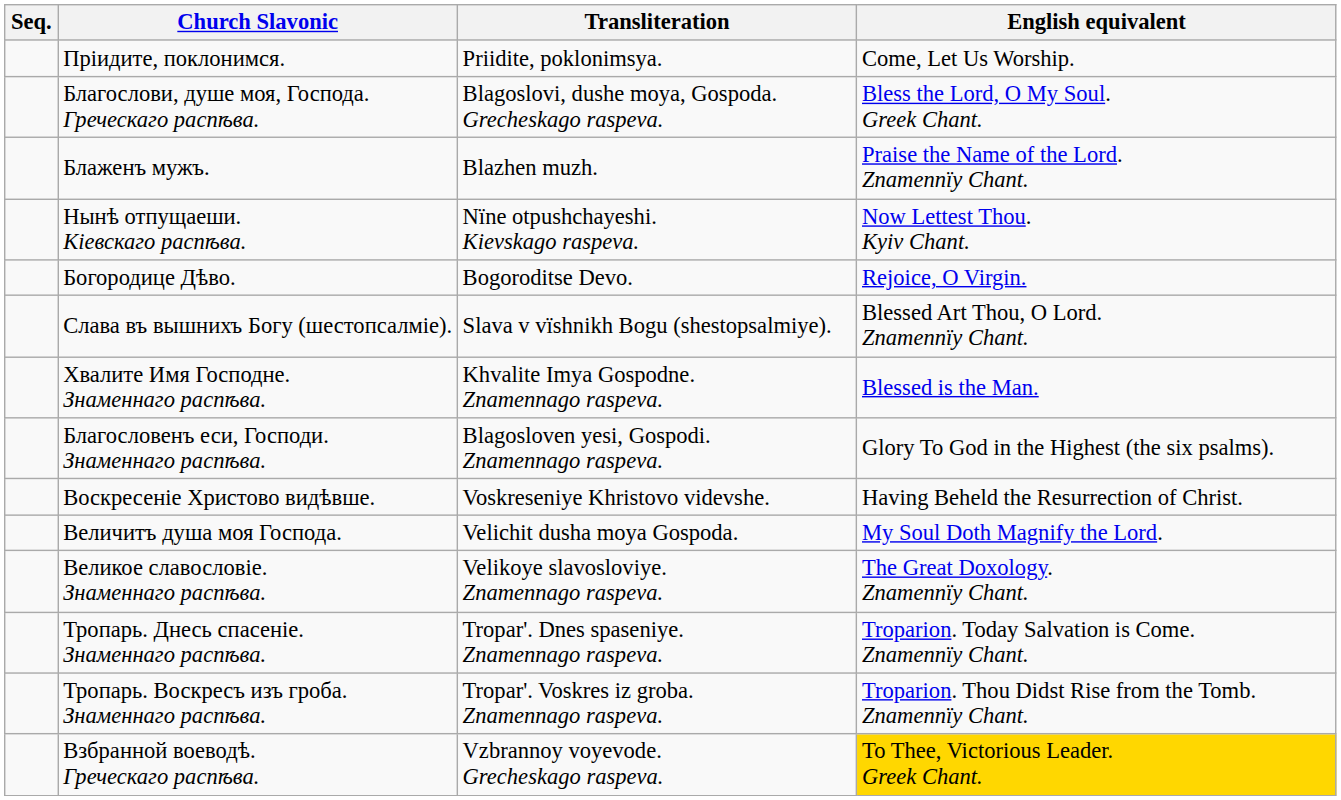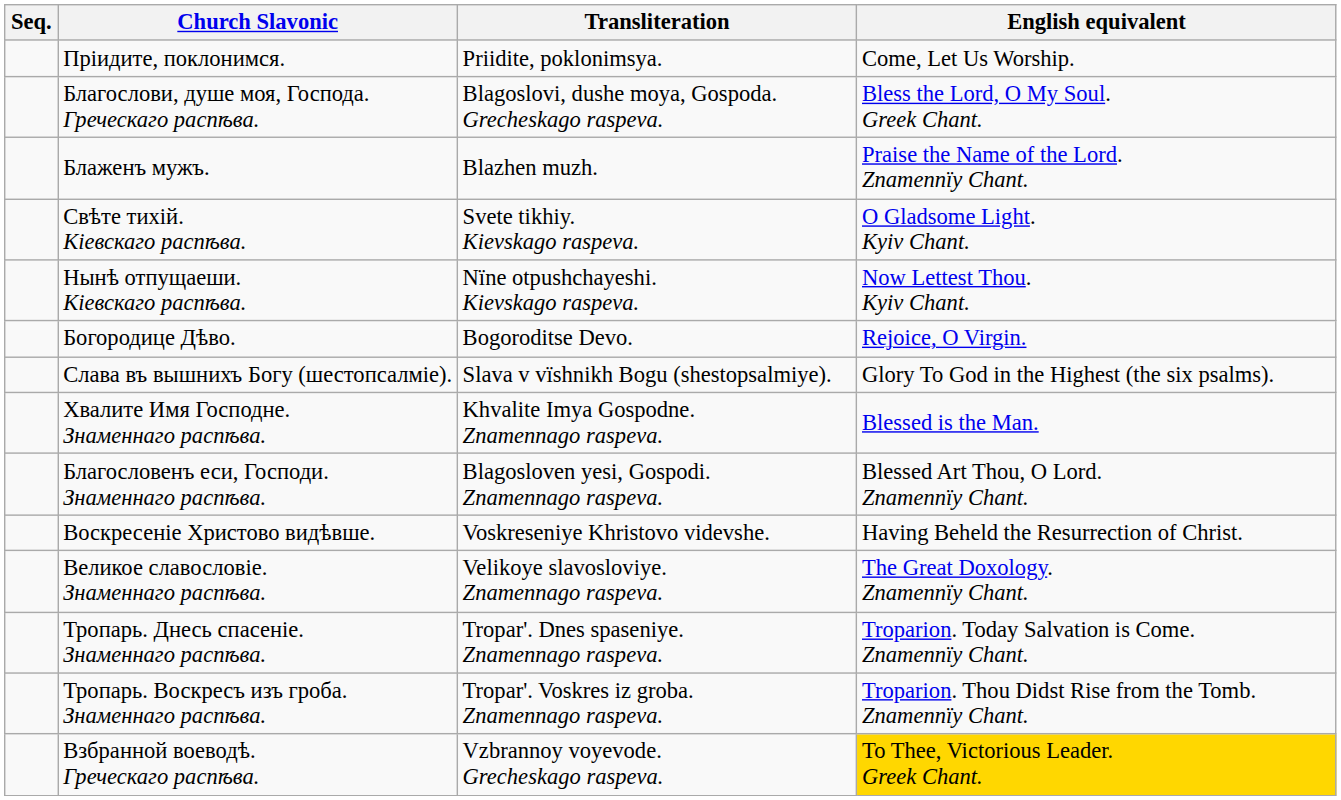+ row: (155, 228)
(982, 325) Blessed Art Thou, O Lord. Znamennïy Chant. -> (1068, 374) Glory To God in the Highest (the six psalms).
(1068, 448) Glory To God in the Highest (the six psalms). -> (982, 483) Blessed Art Thou, O Lord. Znamennïy Chant.
- row: (202, 532)
